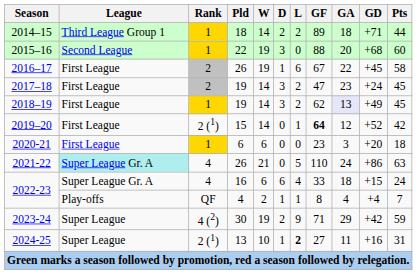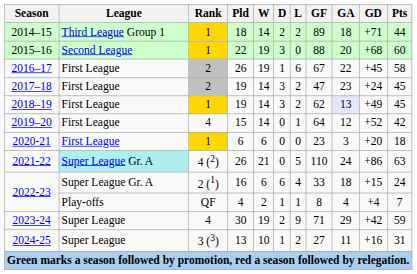(208, 124) 2 (1) -> (208, 123) 4
(319, 124) bold -> (319, 123) normal
(208, 162) 4 -> (208, 161) 4 (2)
(208, 181) 4 -> (208, 182) 2 (1)
(208, 219) 4 (2) -> (208, 220) 4
(208, 240) 2 (1) -> (208, 240) 3 (3)
(298, 240) bold -> (298, 240) normal
